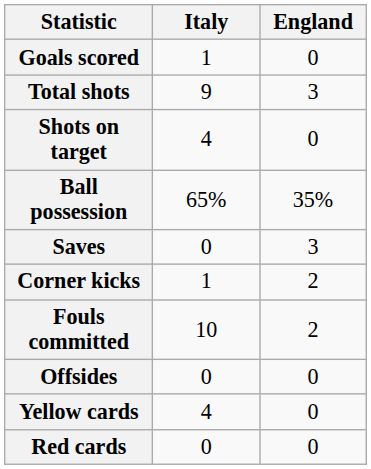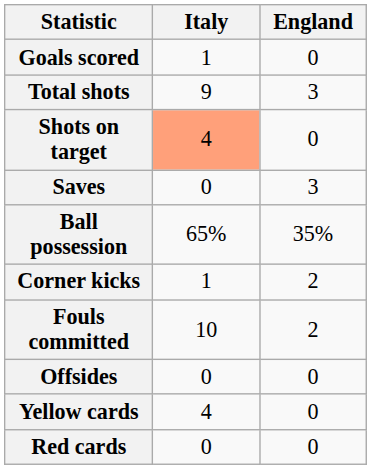(206, 139) no background -> (206, 139) lightsalmon background
rows swapped: (79, 246) <-> (79, 199)
